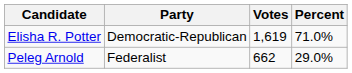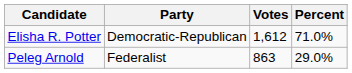(270, 36) 1,619 -> (270, 36) 1,612
(264, 57) 662 -> (264, 57) 863
